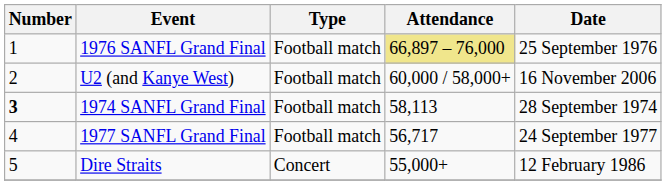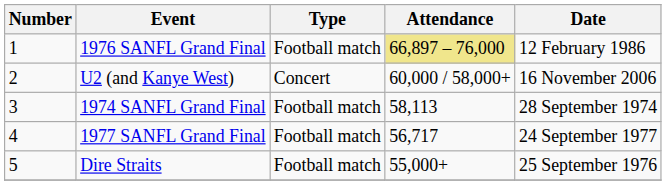(588, 48) 25 September 1976 -> (582, 48) 12 February 1986
(327, 77) Football match -> (302, 77) Concert
(13, 107) bold -> (13, 107) normal
(302, 165) Concert -> (327, 165) Football match
(582, 165) 12 February 1986 -> (588, 165) 25 September 1976
